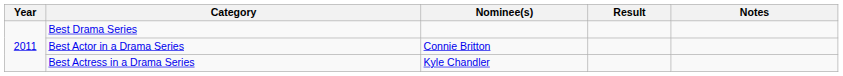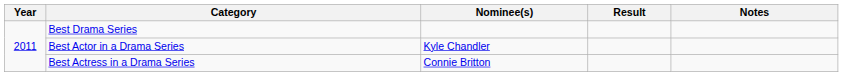(457, 46) Connie Britton -> (457, 46) Kyle Chandler
(457, 63) Kyle Chandler -> (457, 63) Connie Britton
